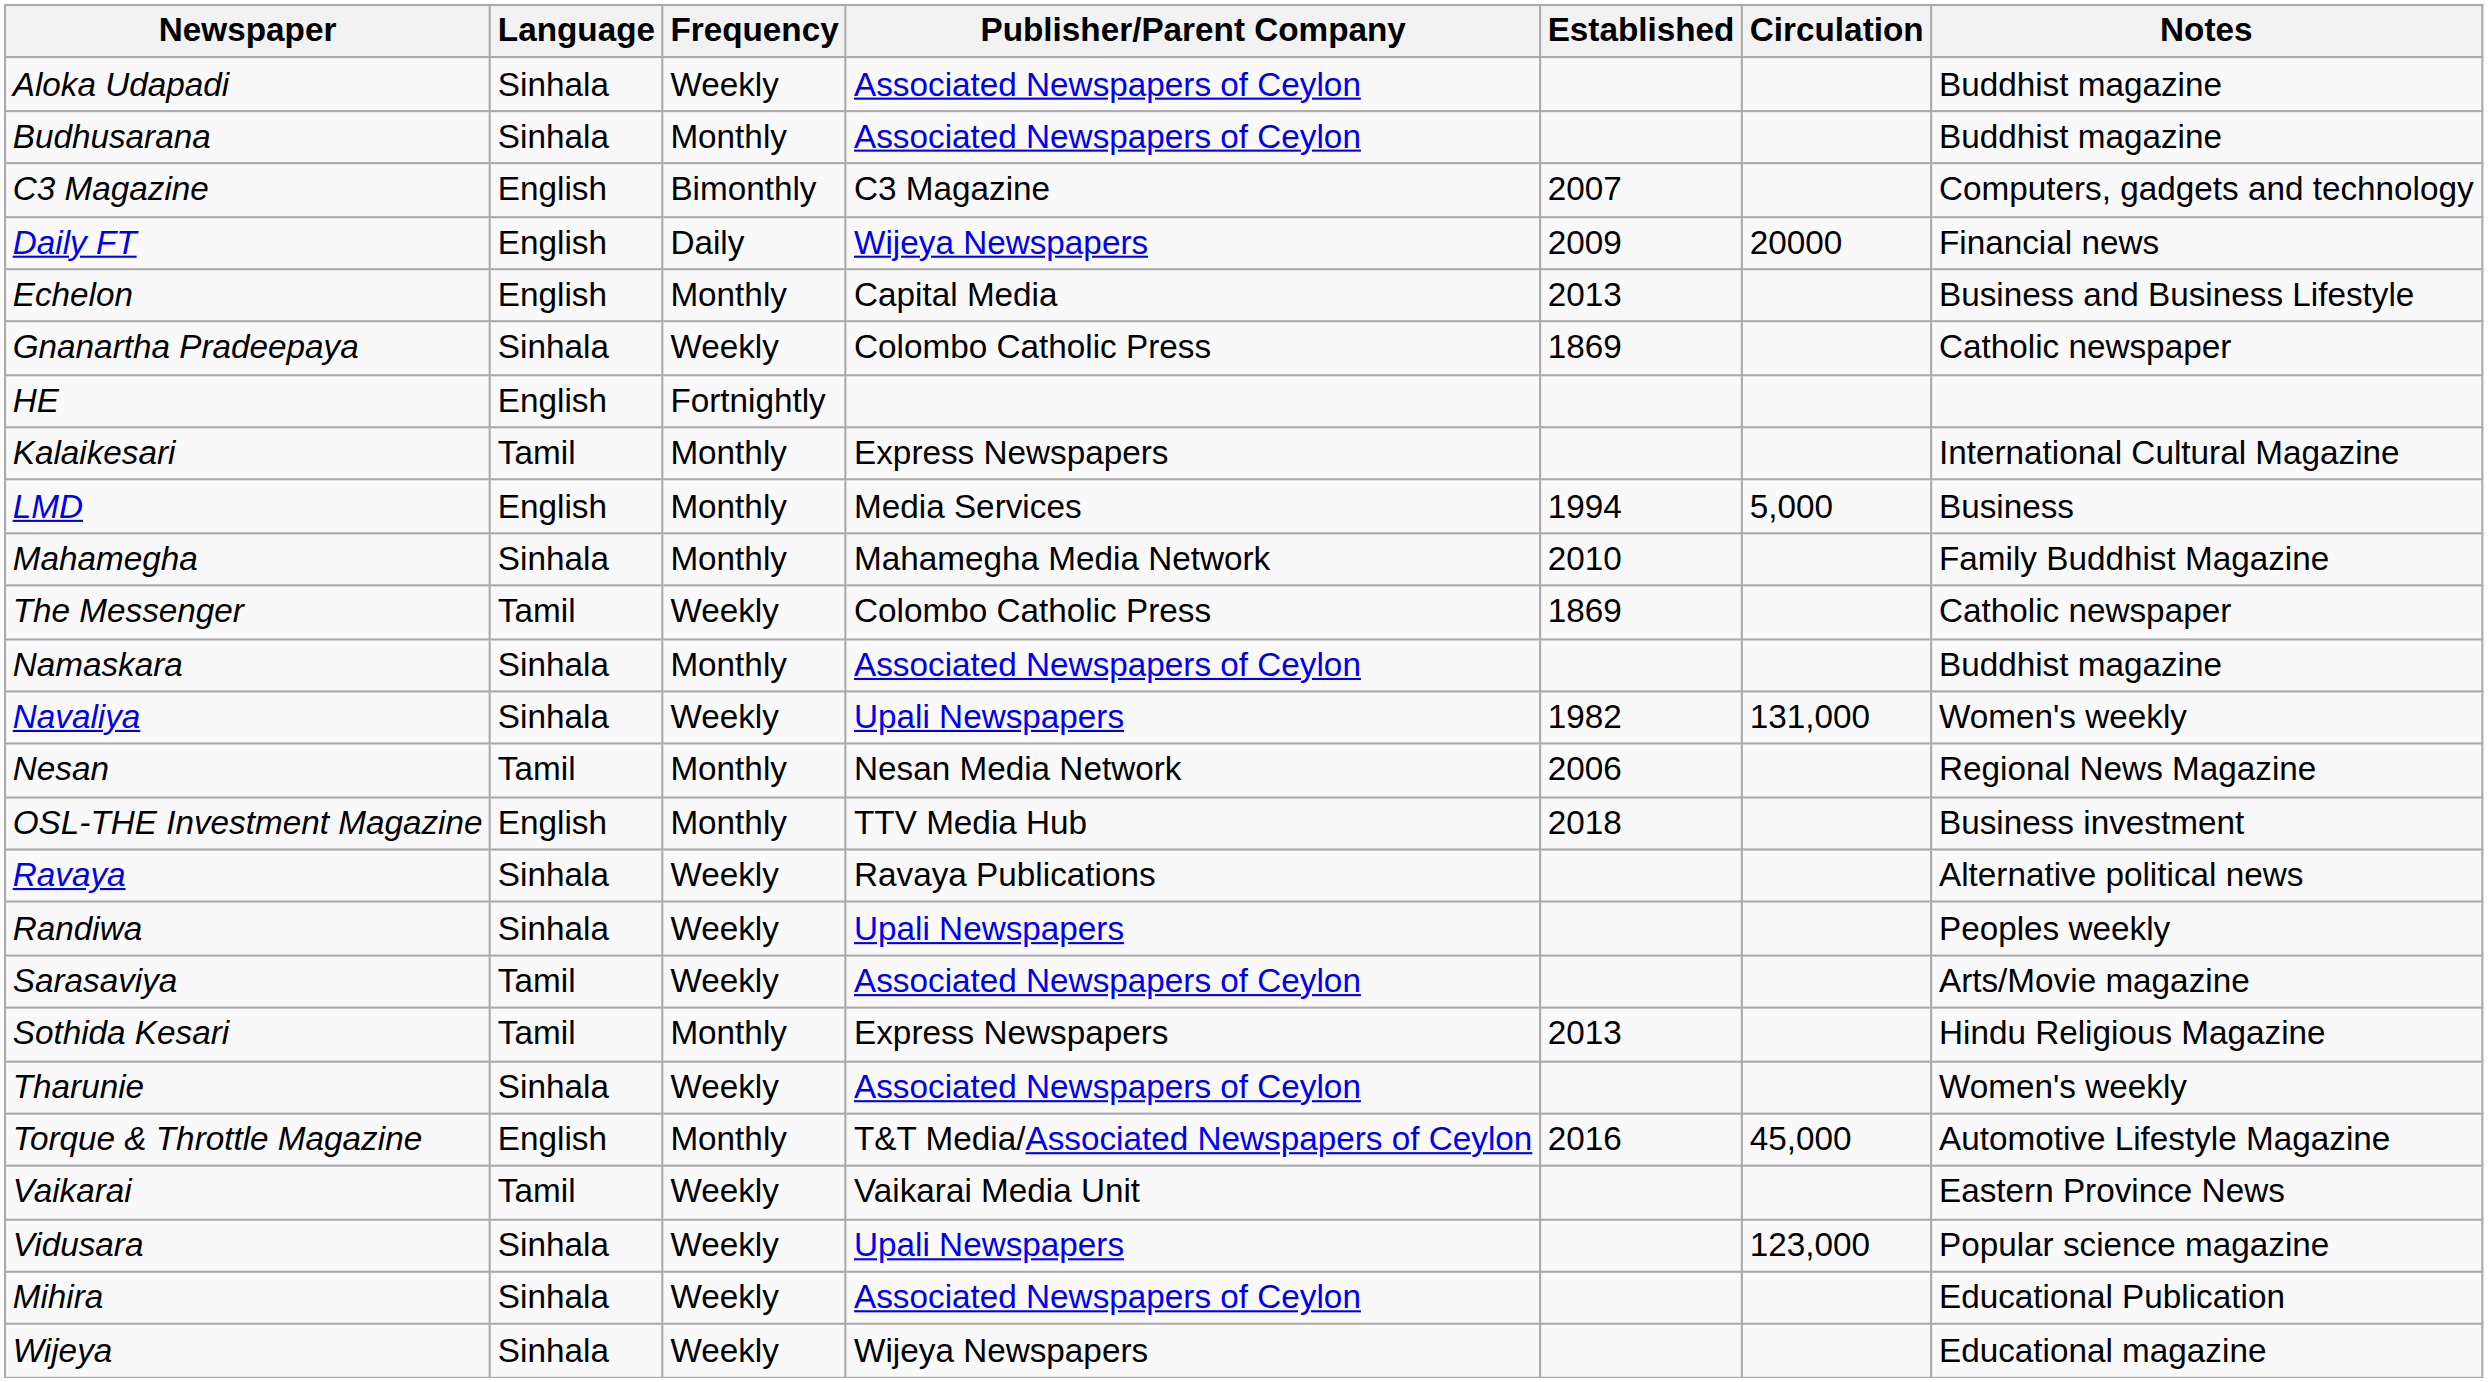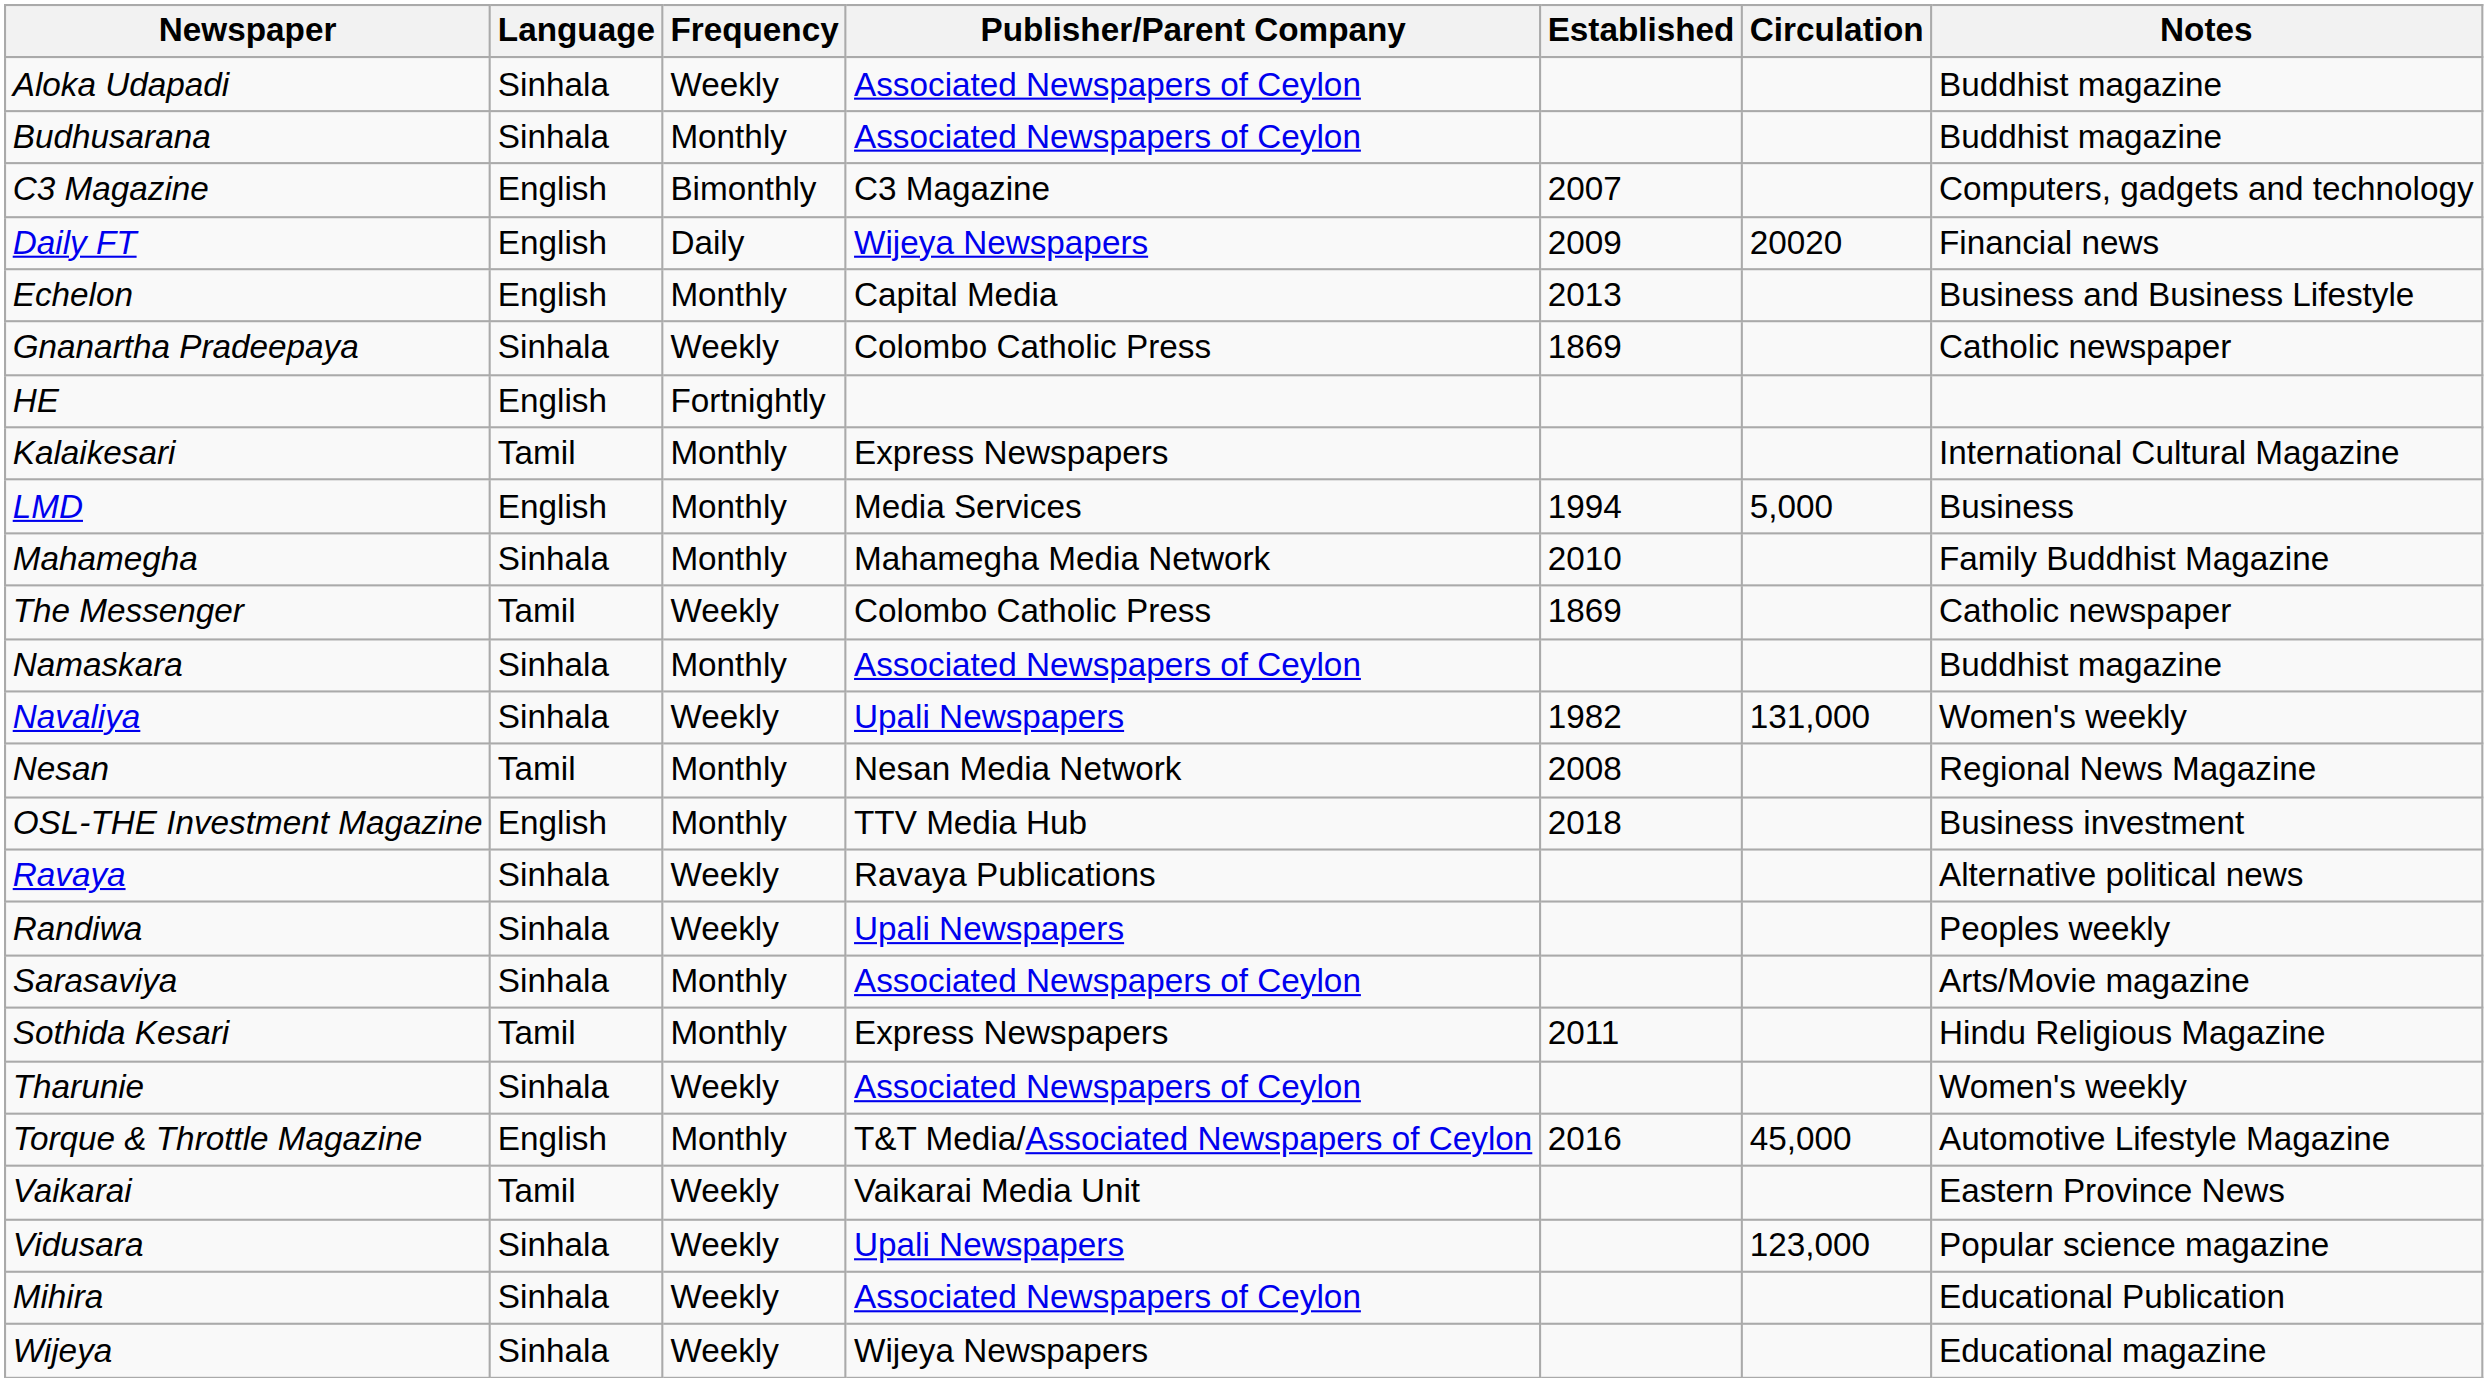(1796, 242) 20000 -> (1796, 242) 20020
(1585, 769) 2006 -> (1585, 769) 2008
(537, 980) Tamil -> (553, 980) Sinhala
(725, 980) Weekly -> (729, 980) Monthly
(1585, 1033) 2013 -> (1583, 1033) 2011
